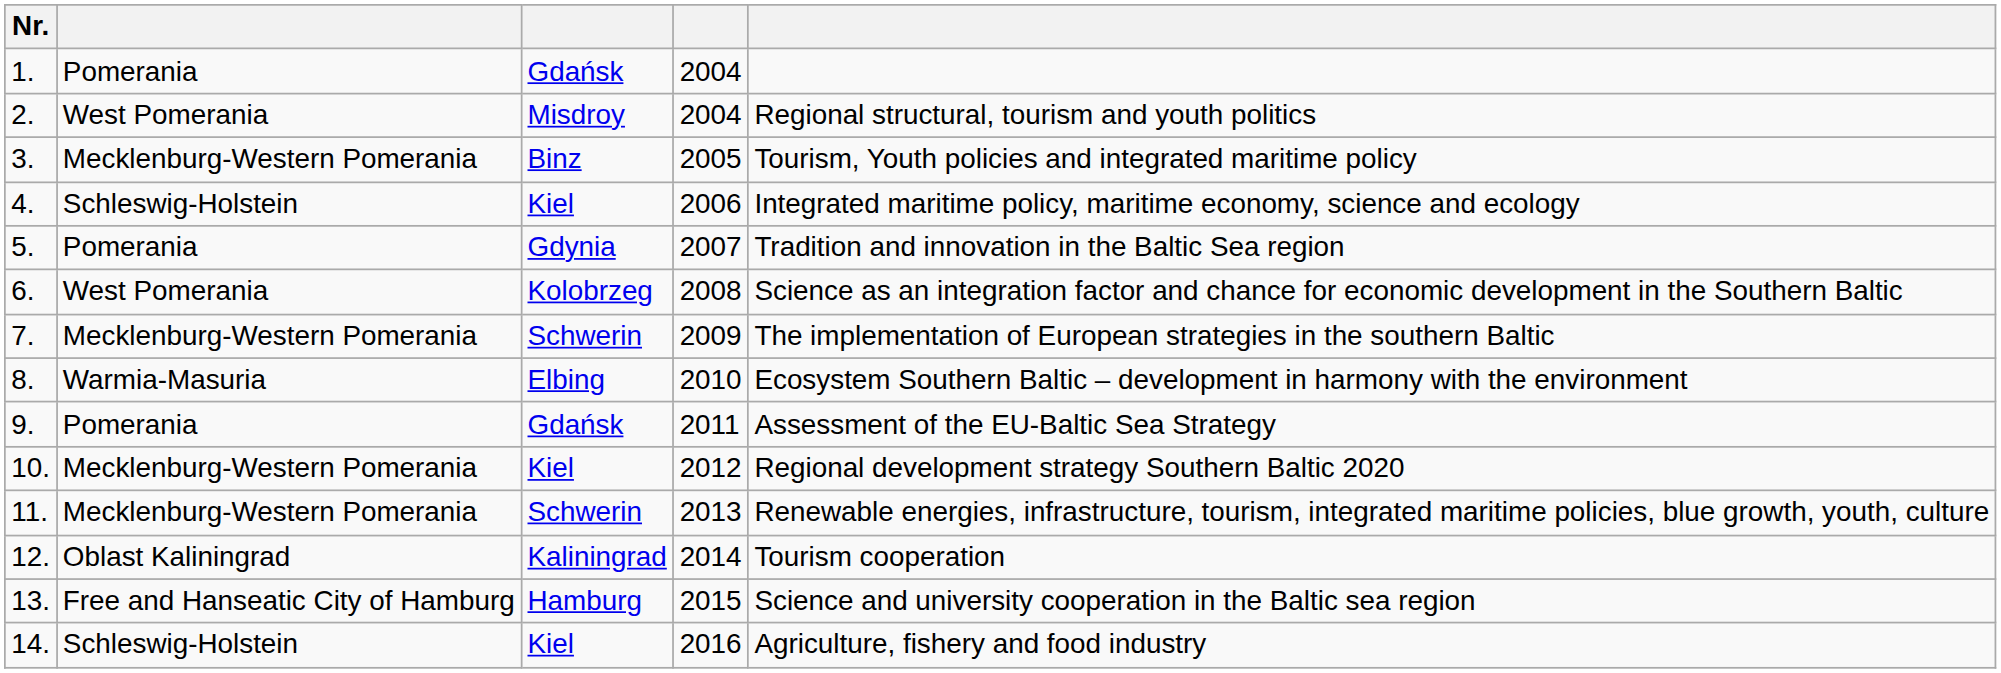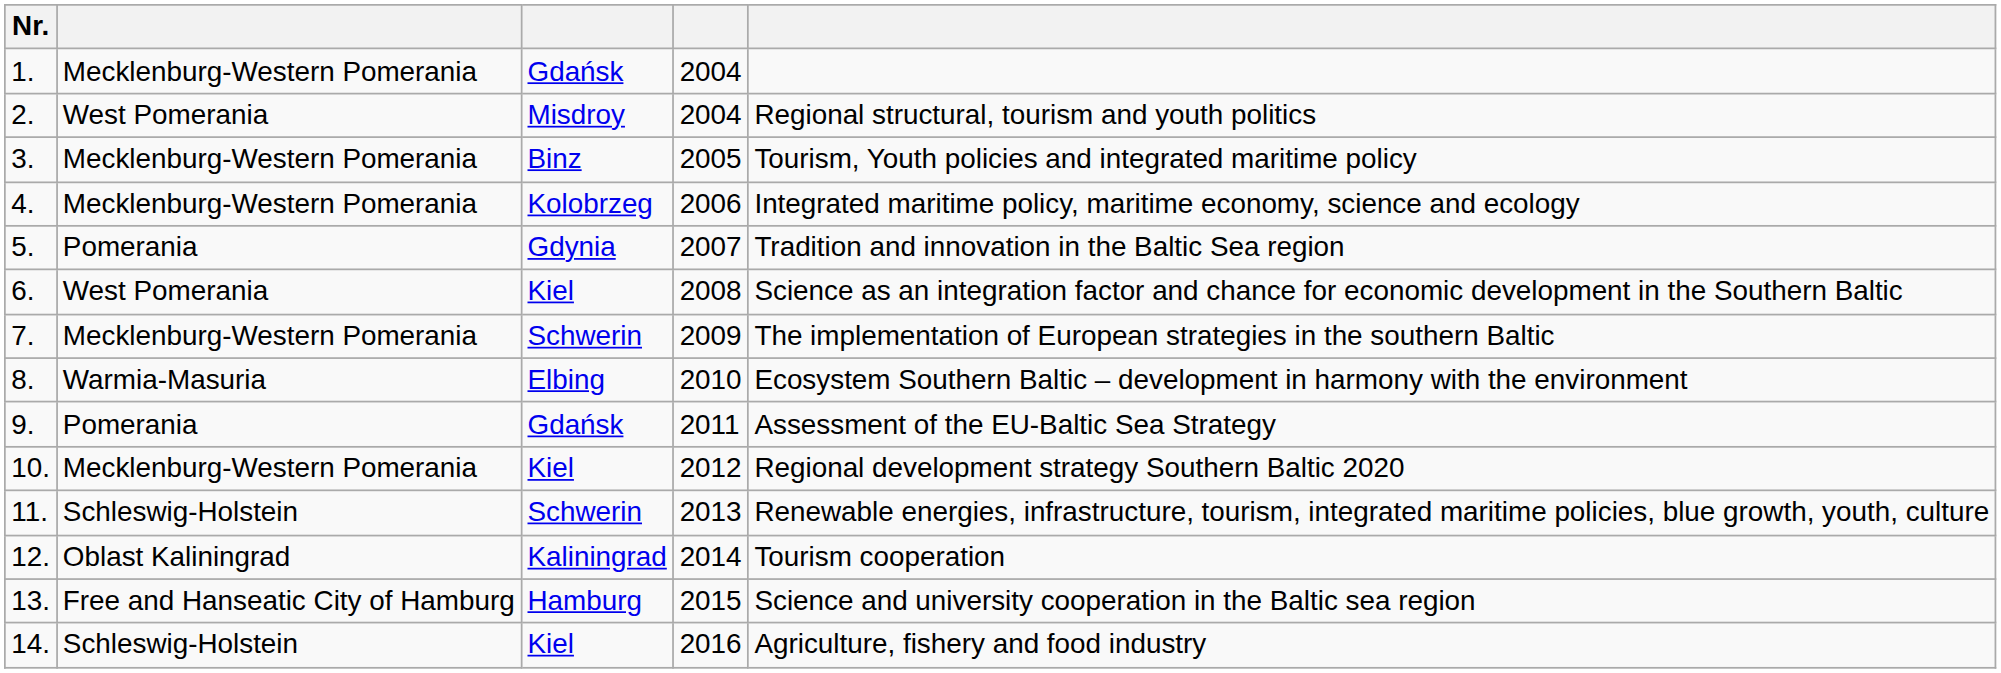(130, 70) Pomerania -> (270, 70) Mecklenburg-Western Pomerania
(180, 203) Schleswig-Holstein -> (270, 203) Mecklenburg-Western Pomerania
(551, 203) Kiel -> (590, 203) Kolobrzeg
(590, 291) Kolobrzeg -> (551, 291) Kiel
(270, 512) Mecklenburg-Western Pomerania -> (180, 512) Schleswig-Holstein
